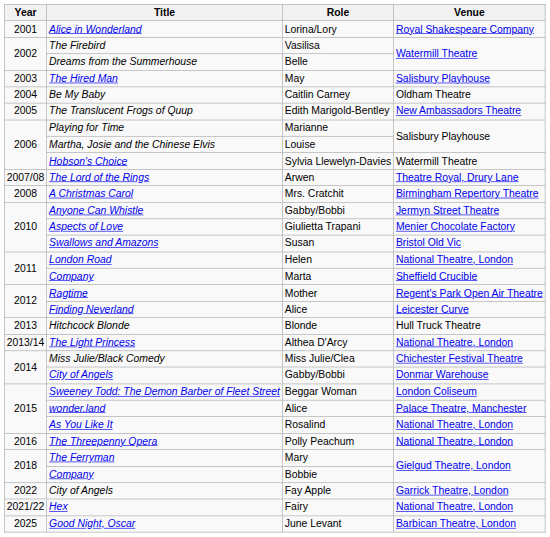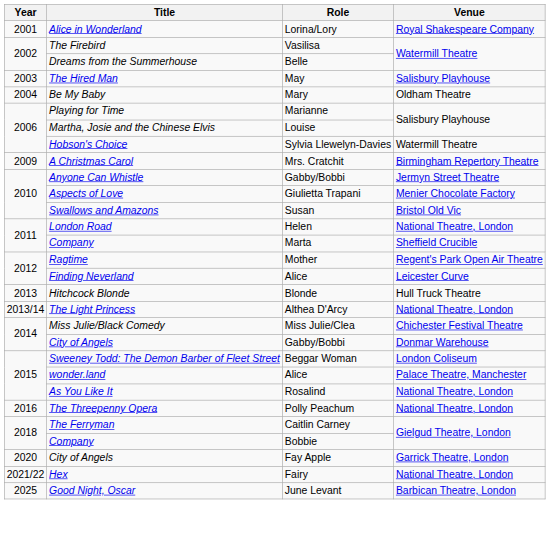(317, 95) Caitlin Carney -> (296, 95) Mary
- row: (121, 111)
- row: (99, 177)
(26, 194) 2008 -> (26, 161) 2009
(296, 458) Mary -> (317, 425) Caitlin Carney
(26, 491) 2022 -> (26, 458) 2020
